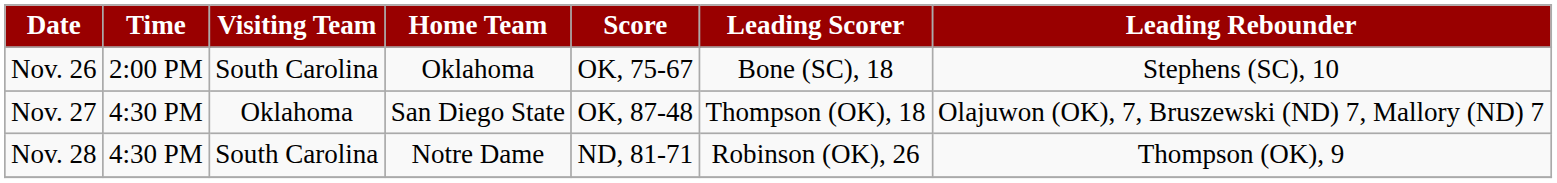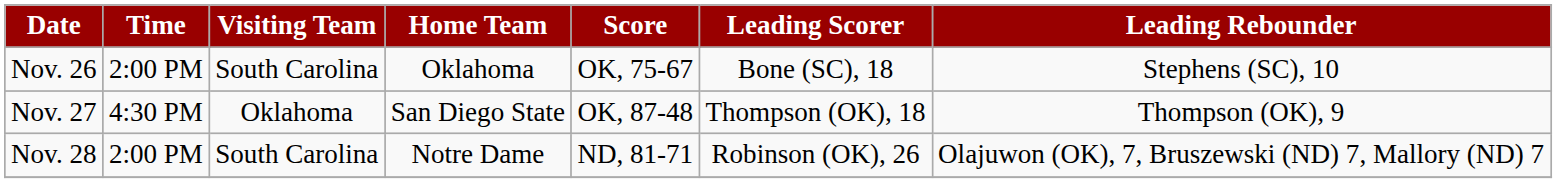(1241, 111) Olajuwon (OK), 7, Bruszewski (ND) 7, Mallory (ND) 7 -> (1241, 111) Thompson (OK), 9
(156, 154) 4:30 PM -> (156, 154) 2:00 PM
(1241, 154) Thompson (OK), 9 -> (1241, 154) Olajuwon (OK), 7, Bruszewski (ND) 7, Mallory (ND) 7
